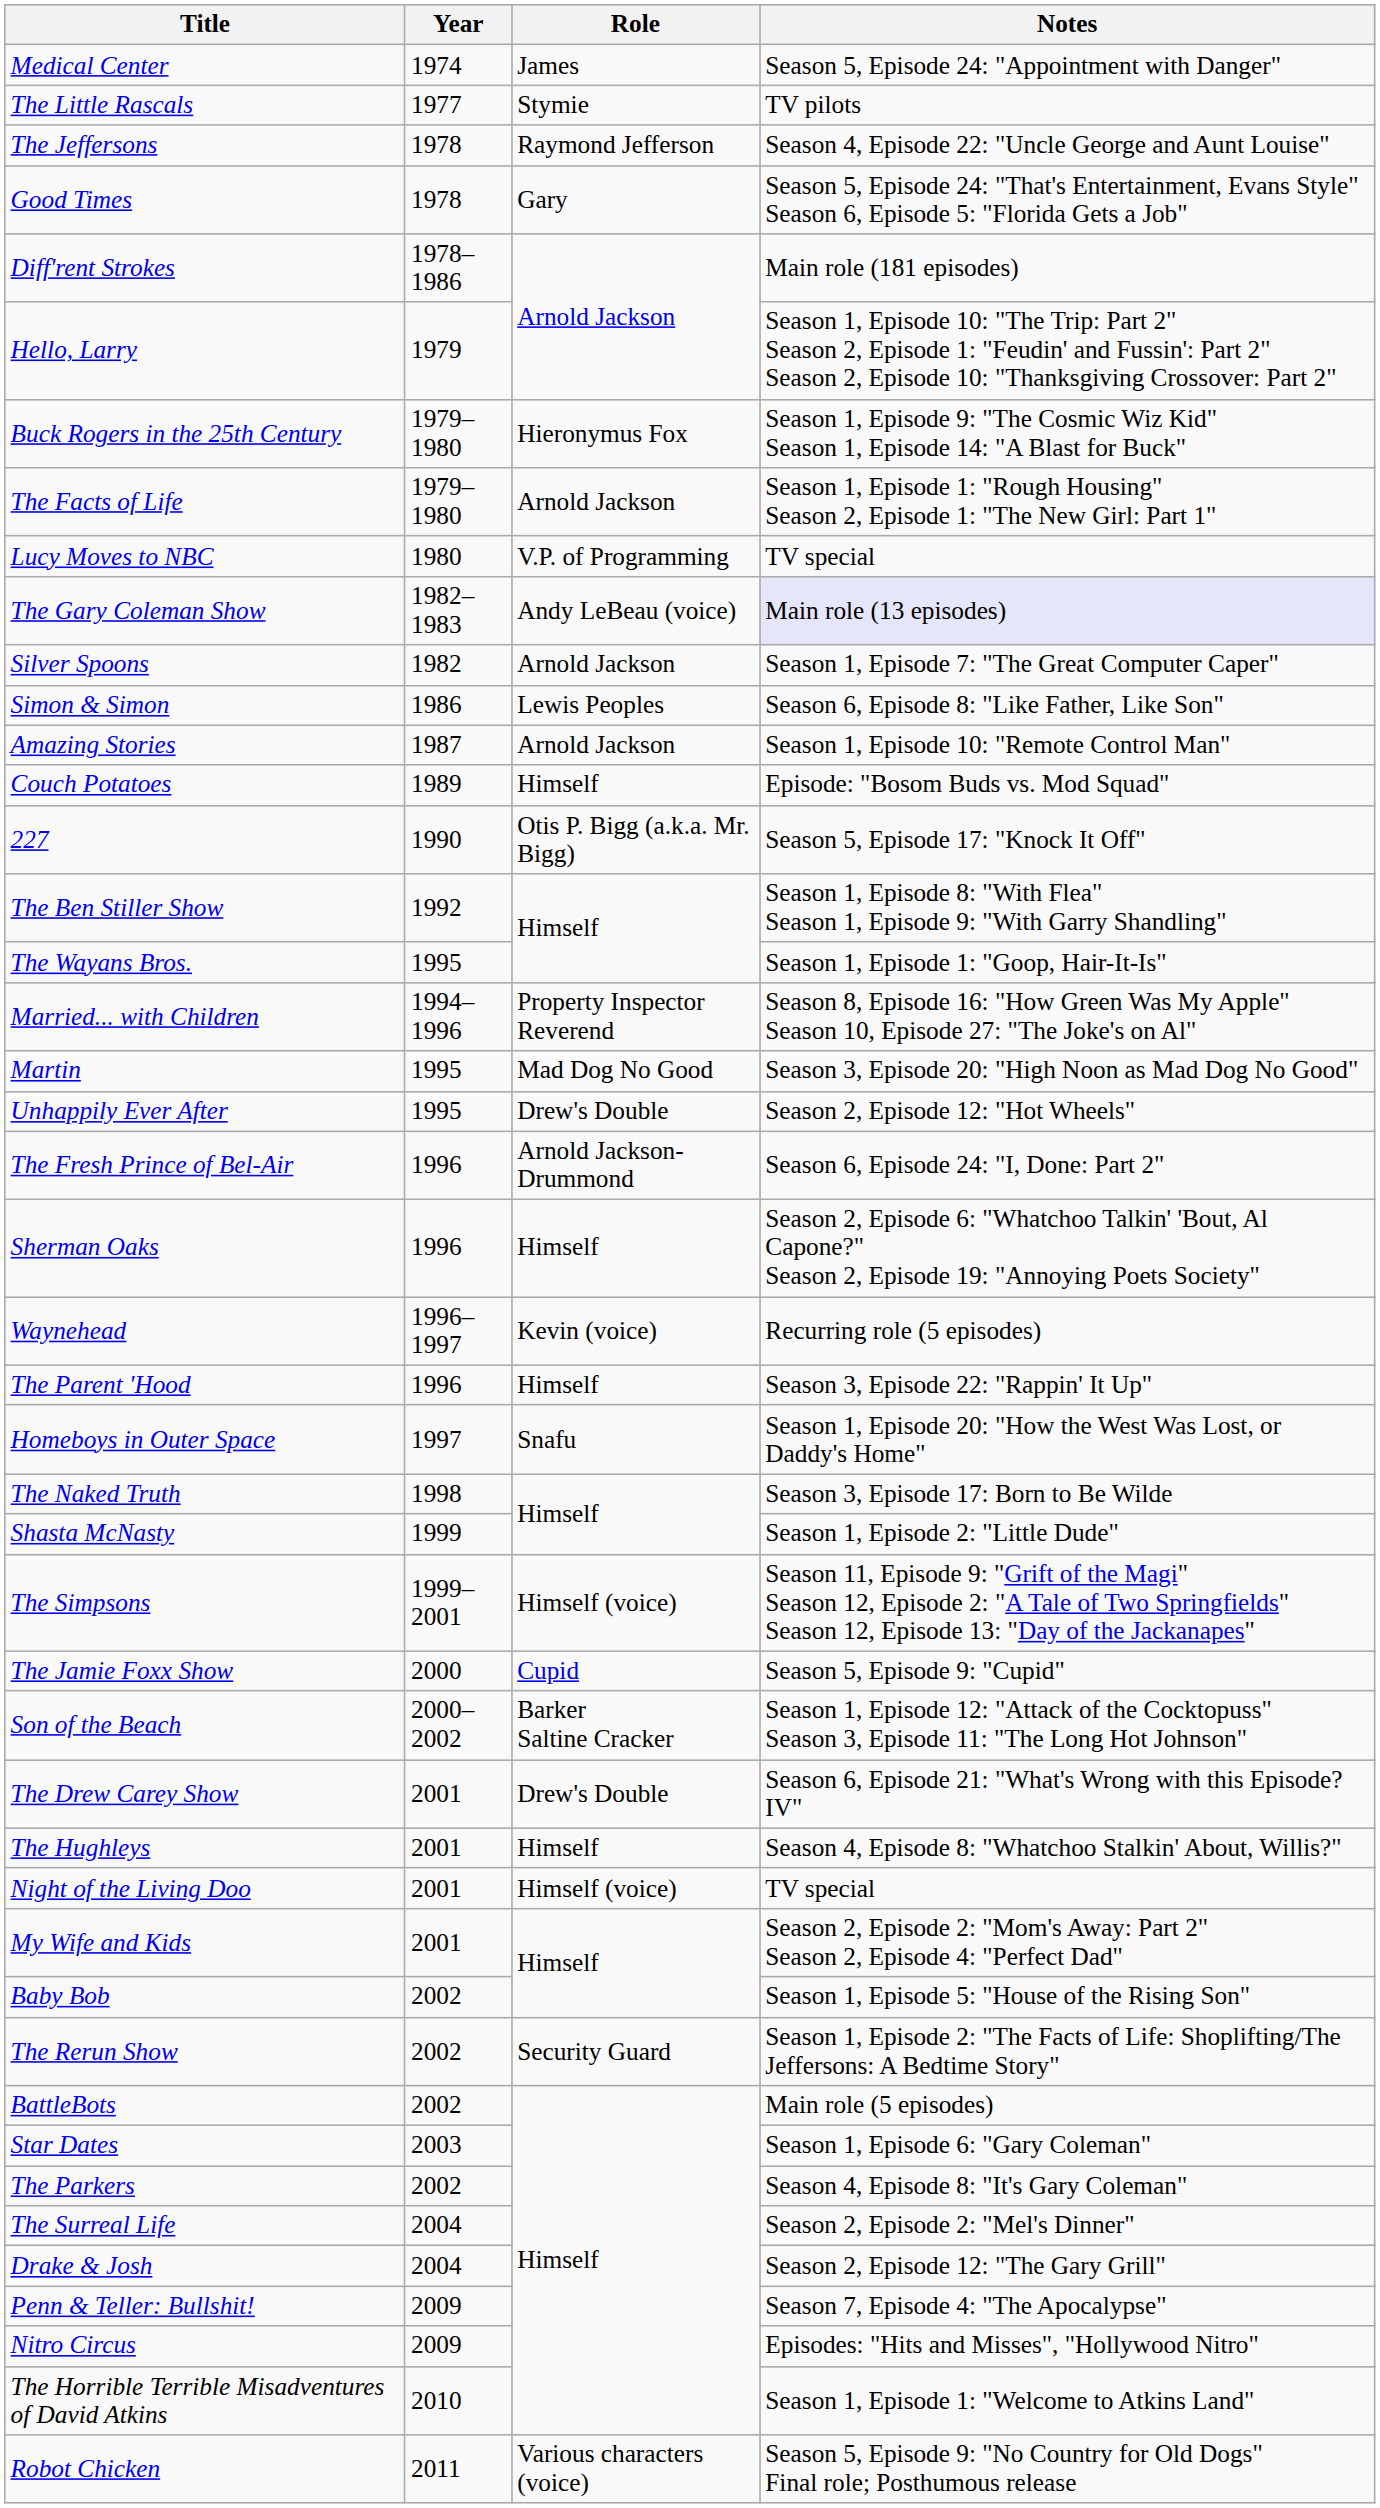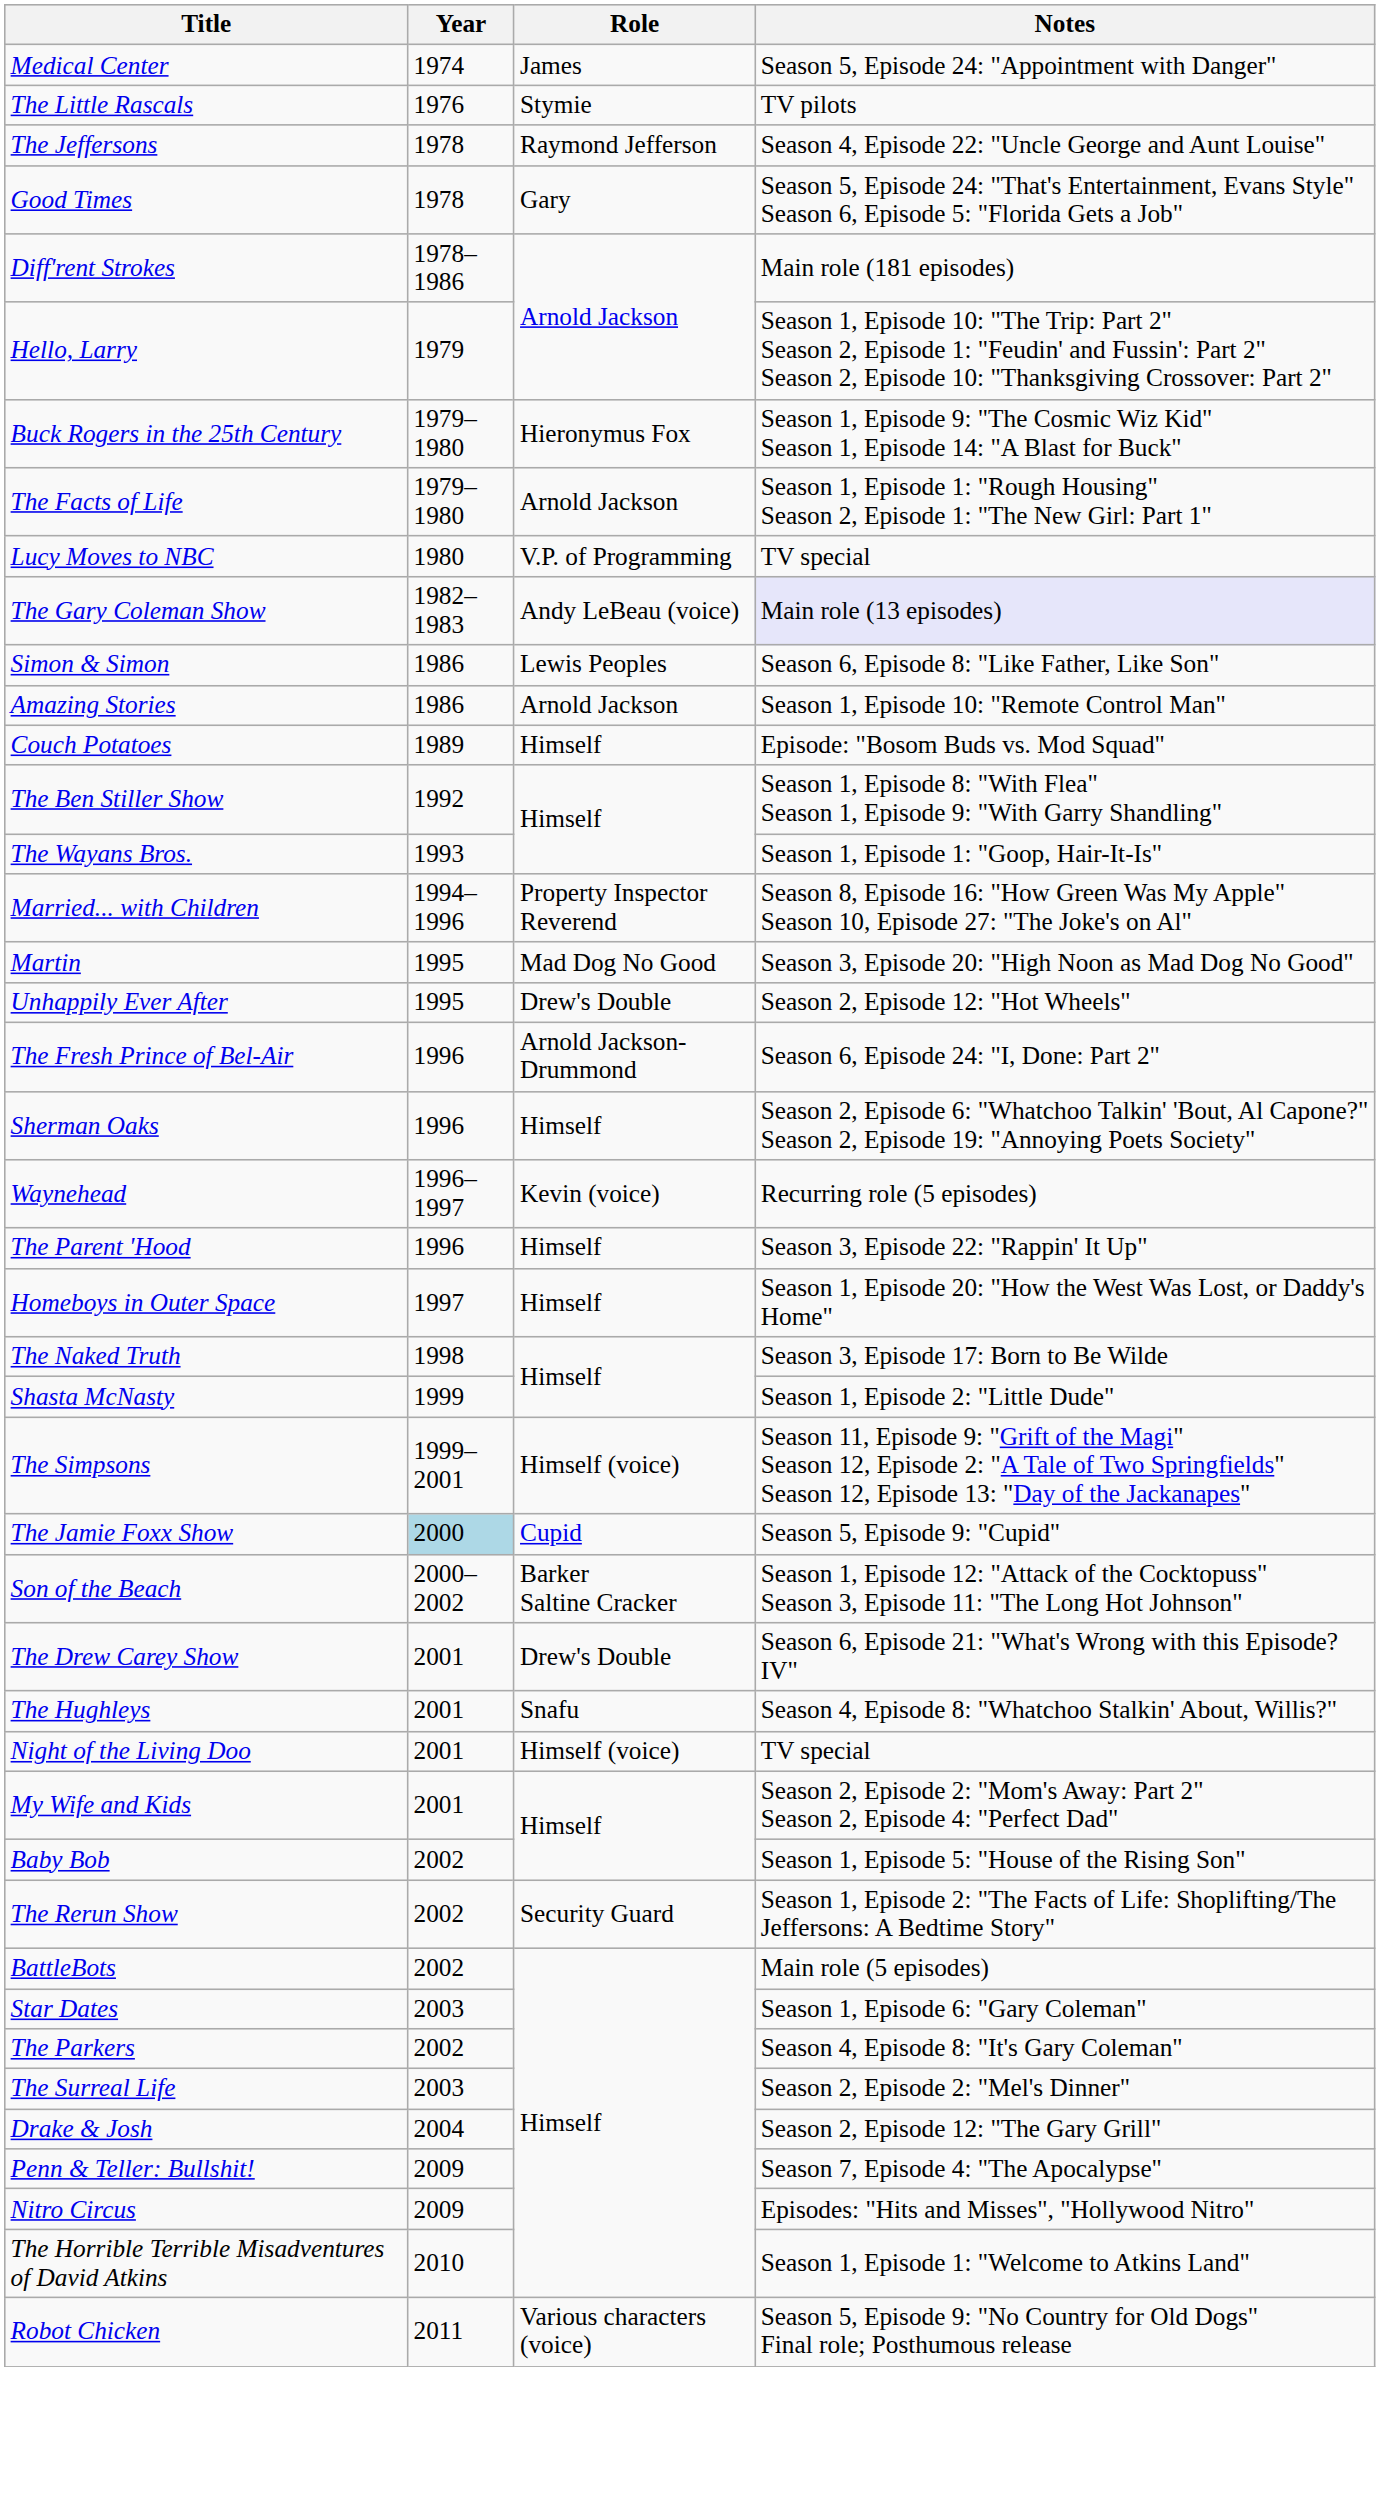(436, 104) 1977 -> (439, 104) 1976
- row: (80, 664)
(436, 744) 1987 -> (439, 704) 1986
- row: (30, 839)
(436, 962) 1995 -> (439, 853) 1993
(547, 1439) Snafu -> (561, 1302) Himself
(436, 1670) no background -> (439, 1533) lightblue background
(558, 1847) Himself -> (550, 1710) Snafu
(436, 2225) 2004 -> (439, 2088) 2003
